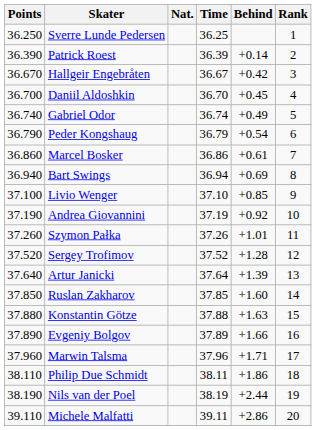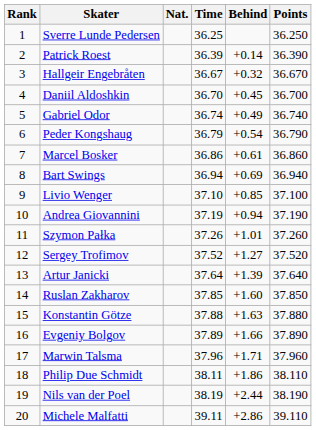columns swapped: (293, 14) <-> (25, 14)
(253, 74) +0.42 -> (248, 74) +0.32
(253, 214) +0.92 -> (248, 214) +0.94
(253, 255) +1.28 -> (248, 255) +1.27
